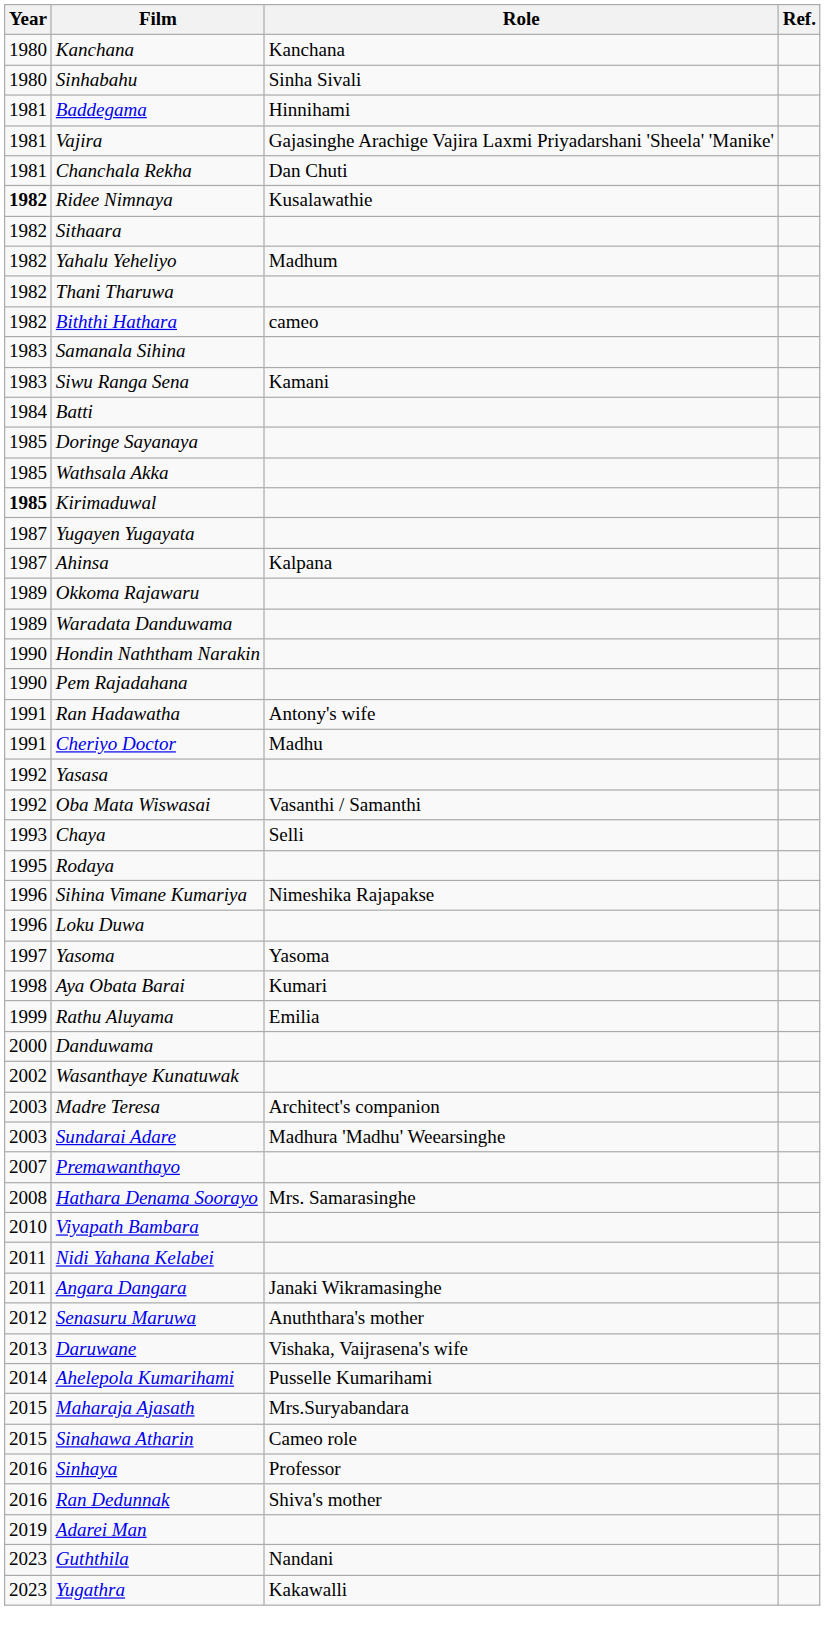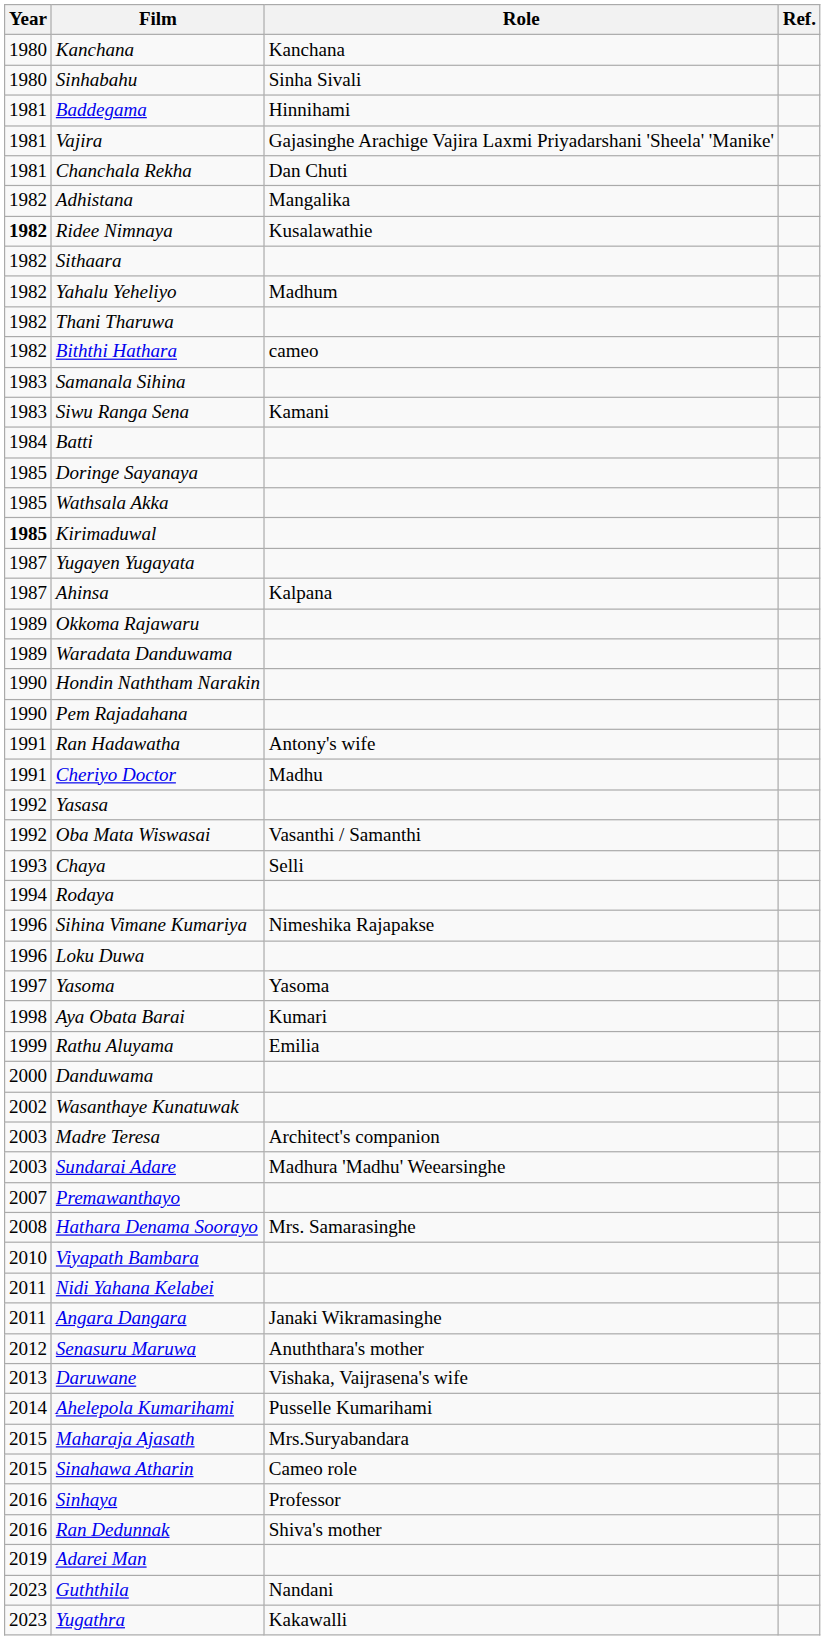+ row: (94, 200)
(28, 865) 1995 -> (28, 895) 1994
